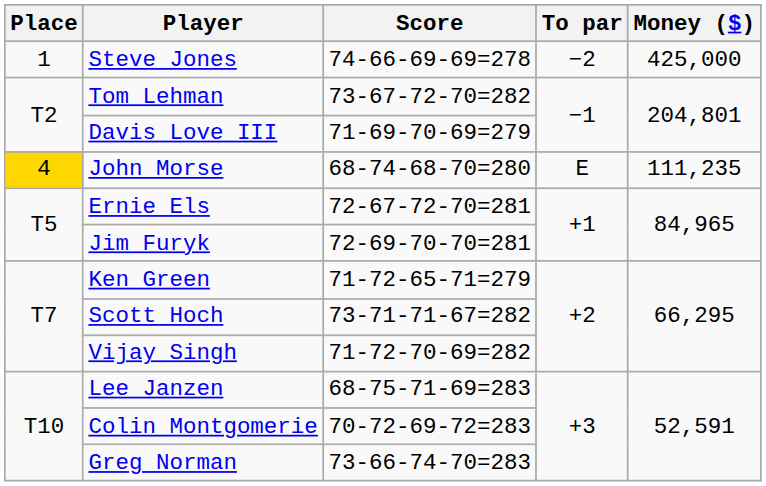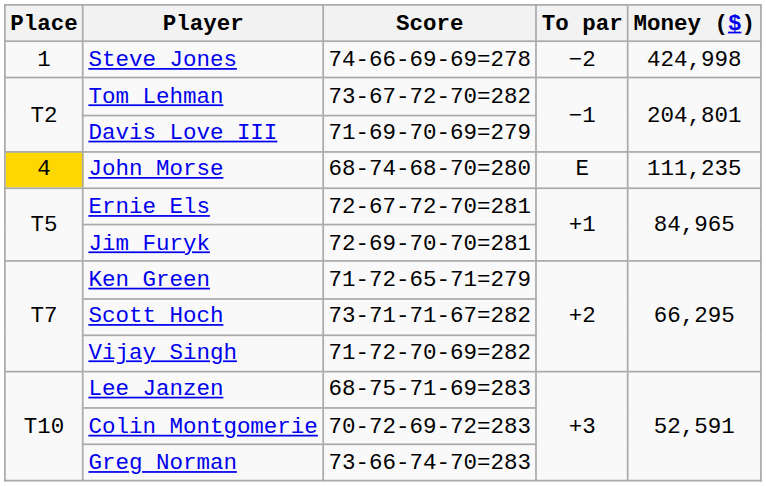(694, 60) 425,000 -> (694, 60) 424,998
